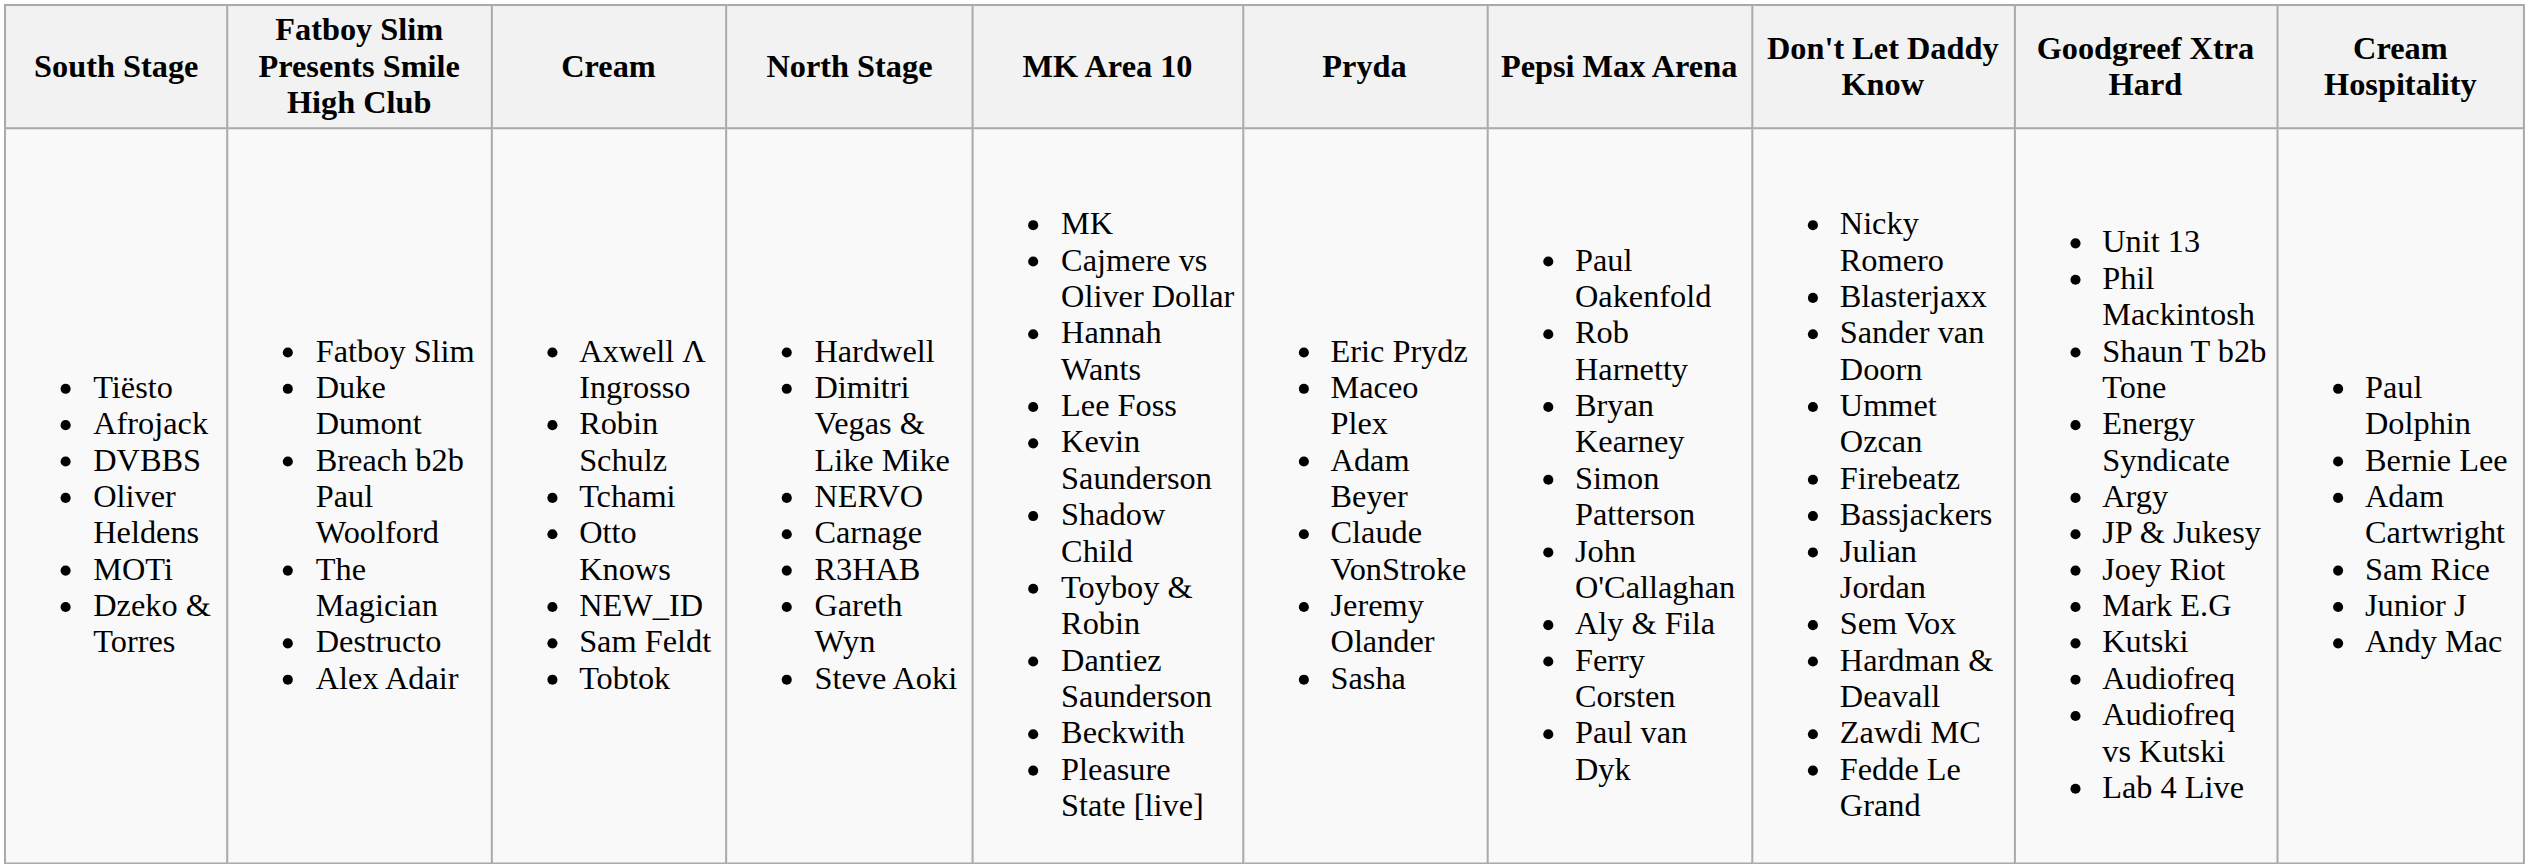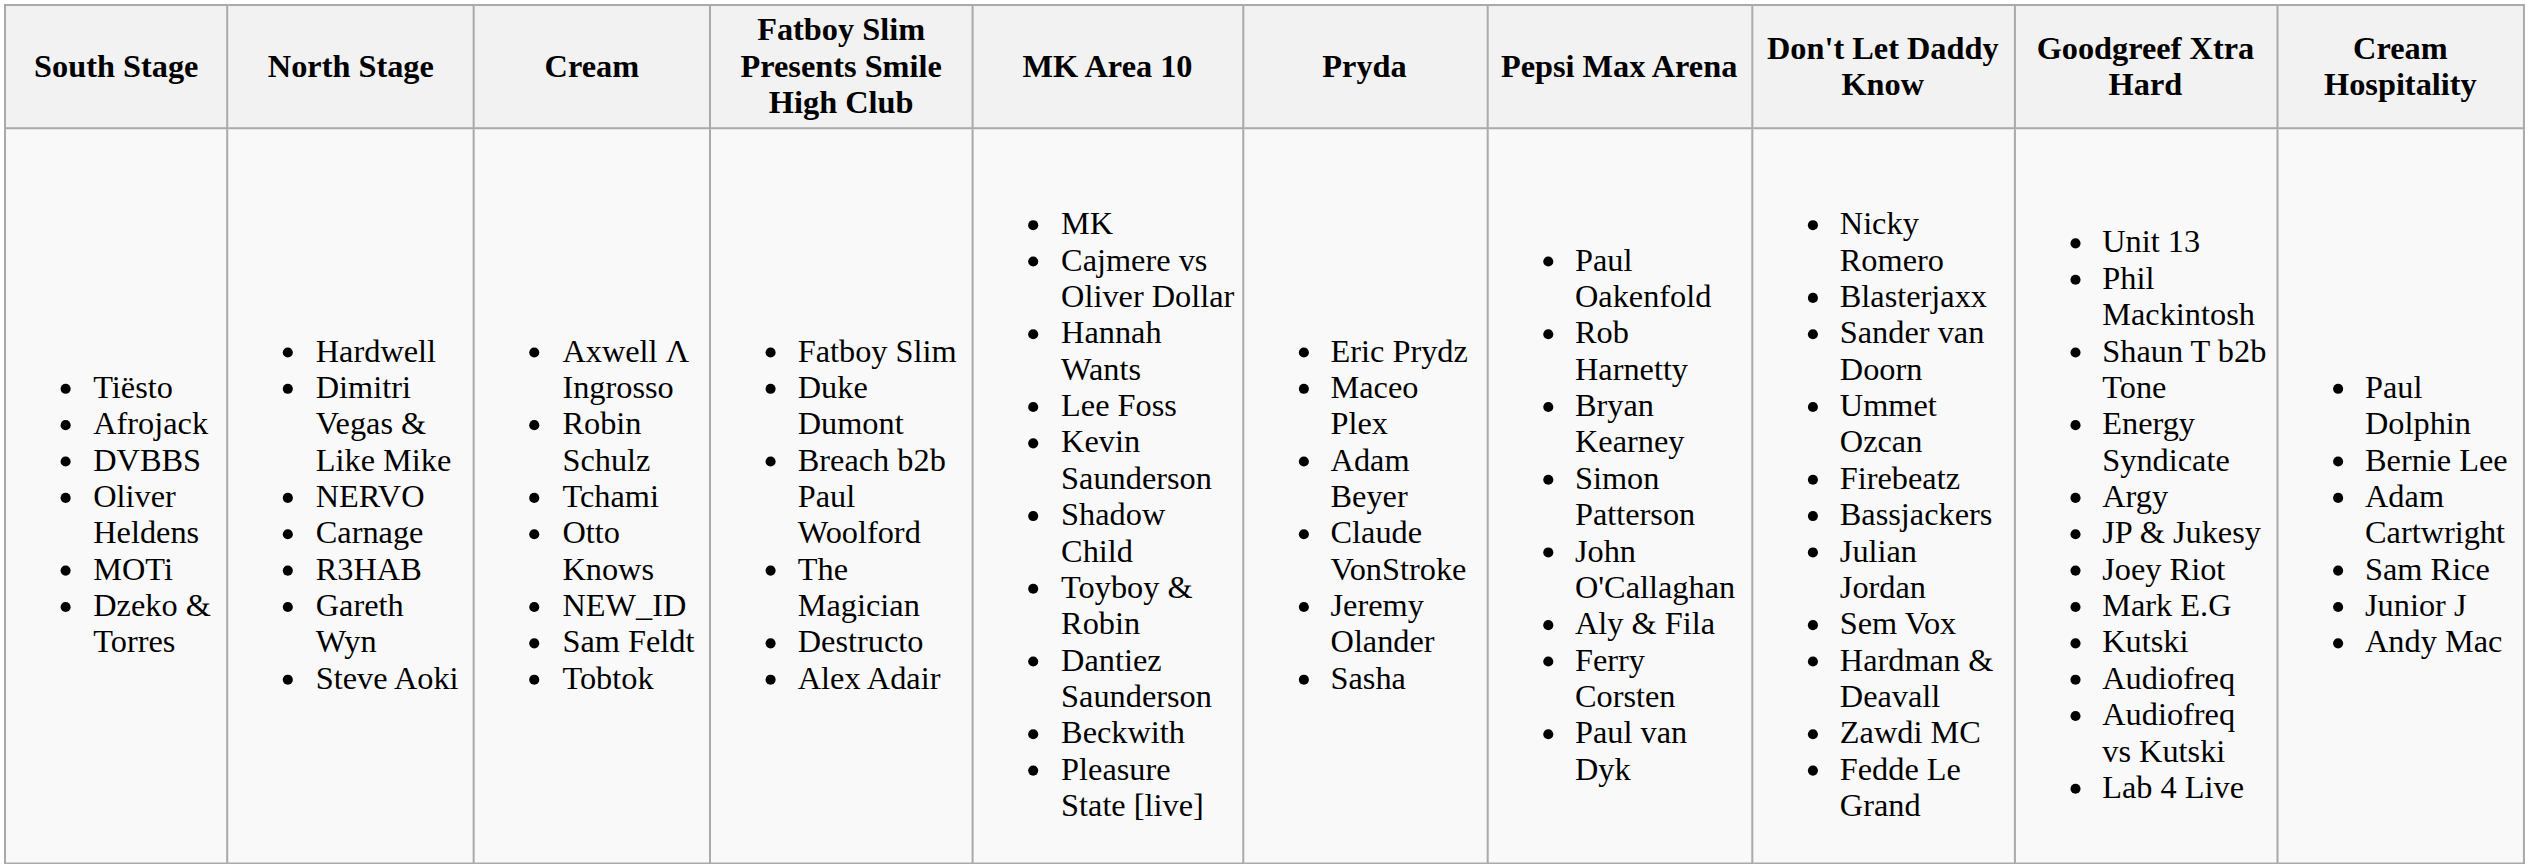columns swapped: (849, 66) <-> (359, 66)
